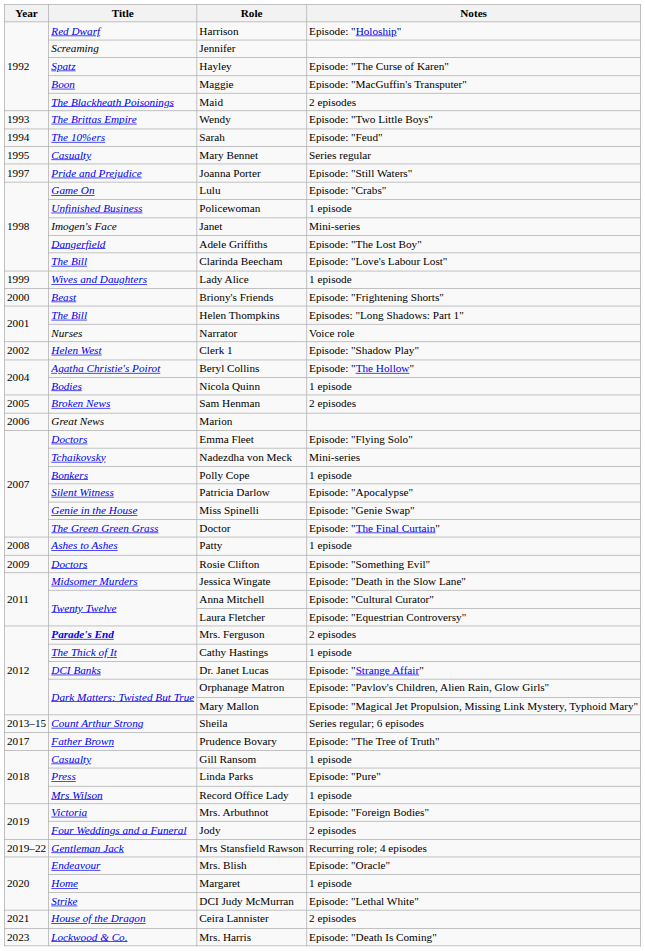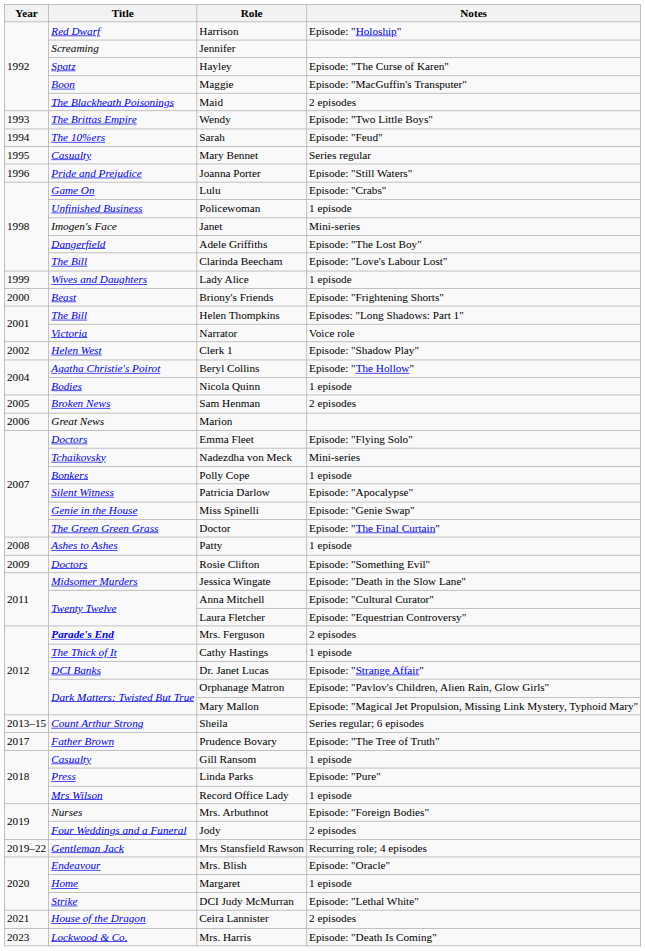(18, 173) 1997 -> (18, 173) 1996
(67, 333) Nurses -> (69, 333) Victoria
(69, 812) Victoria -> (67, 812) Nurses
